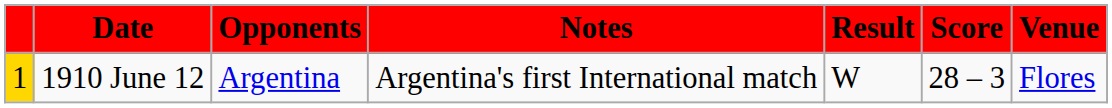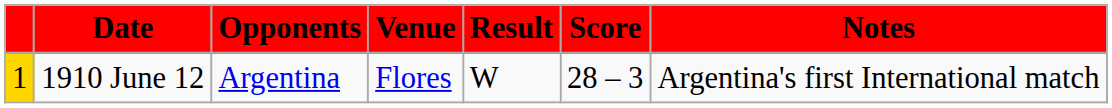columns swapped: (1059, 28) <-> (596, 28)
